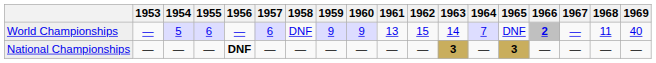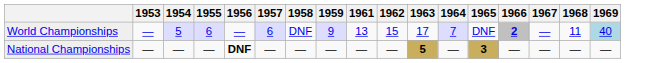- column: (362, 13)
(453, 31) 14 -> (423, 31) 17
(636, 31) no background -> (606, 31) lightblue background
(453, 49) 3 -> (423, 49) 5
